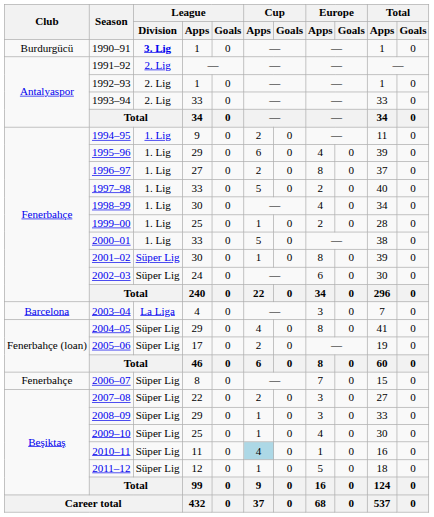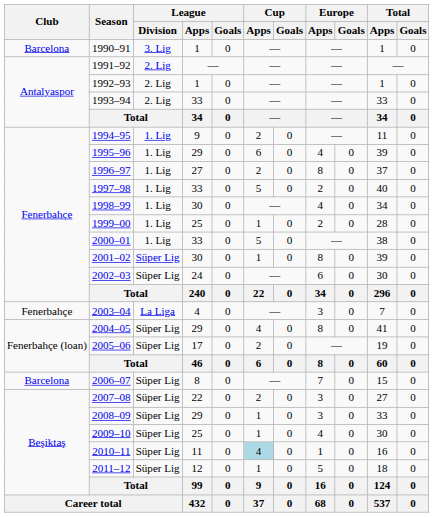(47, 48) Burdurgücü -> (47, 48) Barcelona
(158, 48) bold -> (158, 48) normal
(47, 310) Barcelona -> (47, 310) Fenerbahçe
(47, 380) Fenerbahçe -> (47, 380) Barcelona
